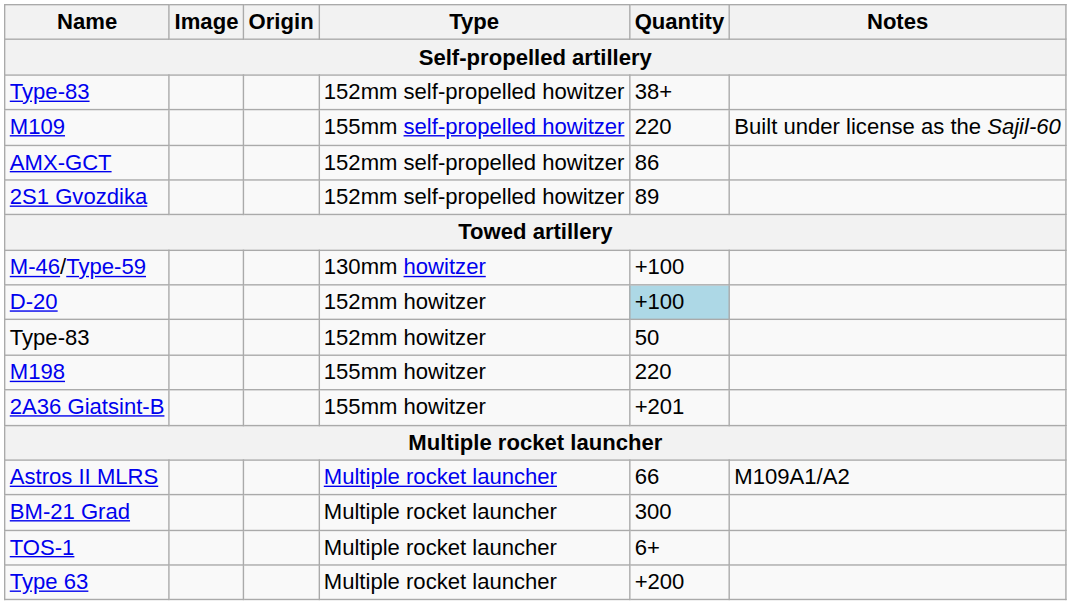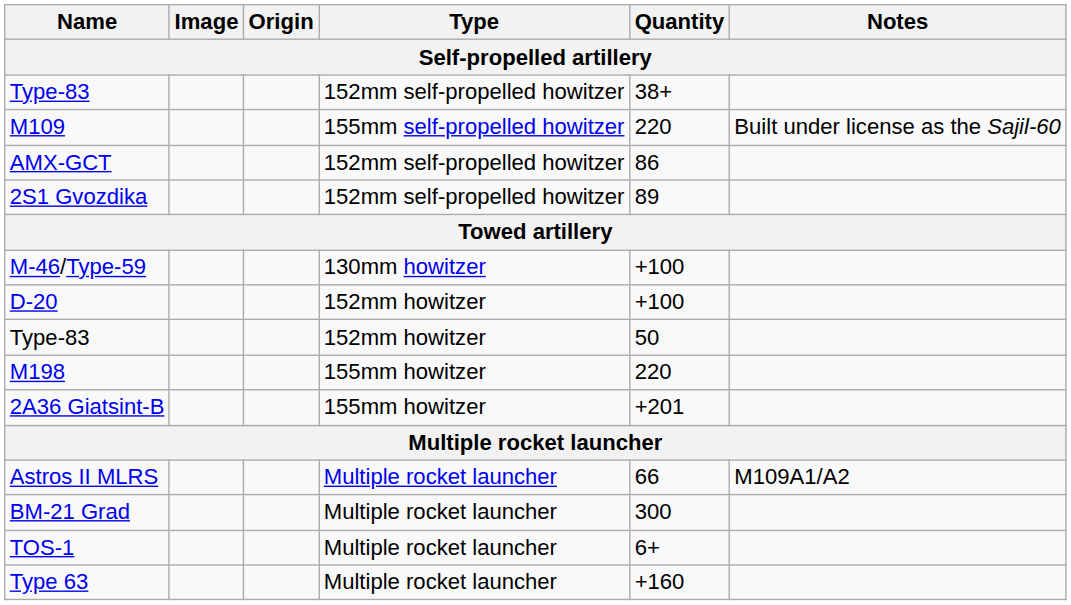(660, 302) lightblue background -> (660, 302) no background
(660, 582) +200 -> (660, 582) +160
